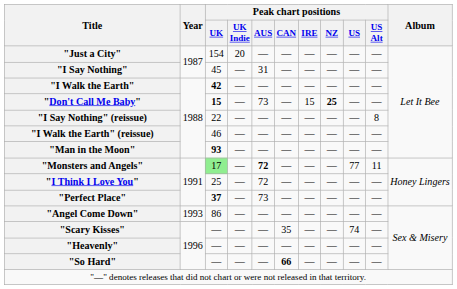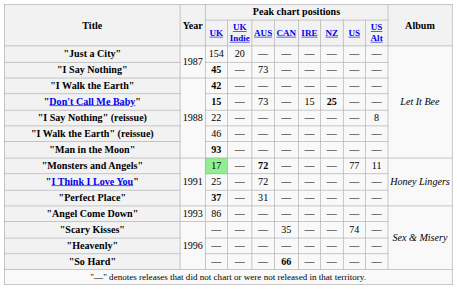(216, 70) normal -> (216, 70) bold
(263, 70) 31 -> (263, 70) 73
(263, 198) 73 -> (263, 198) 31
